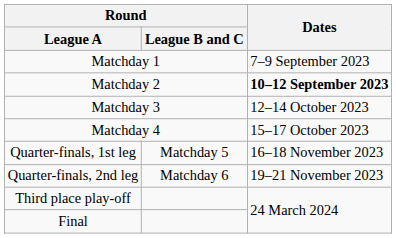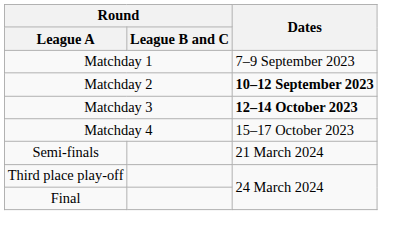(310, 107) normal -> (297, 107) bold
- row: (73, 152)
- row: (73, 175)
+ row: (66, 152)
